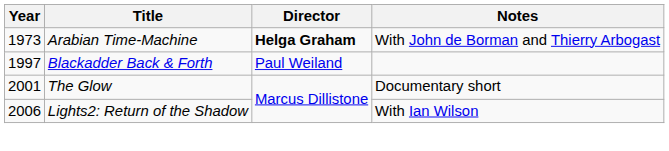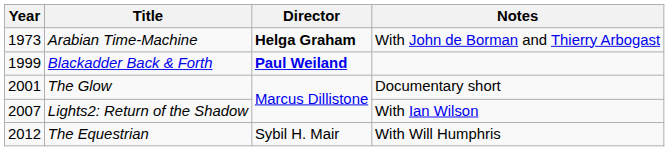(24, 63) 1997 -> (24, 63) 1999
(299, 63) normal -> (301, 63) bold
(24, 110) 2006 -> (24, 110) 2007
+ row: (98, 134)
